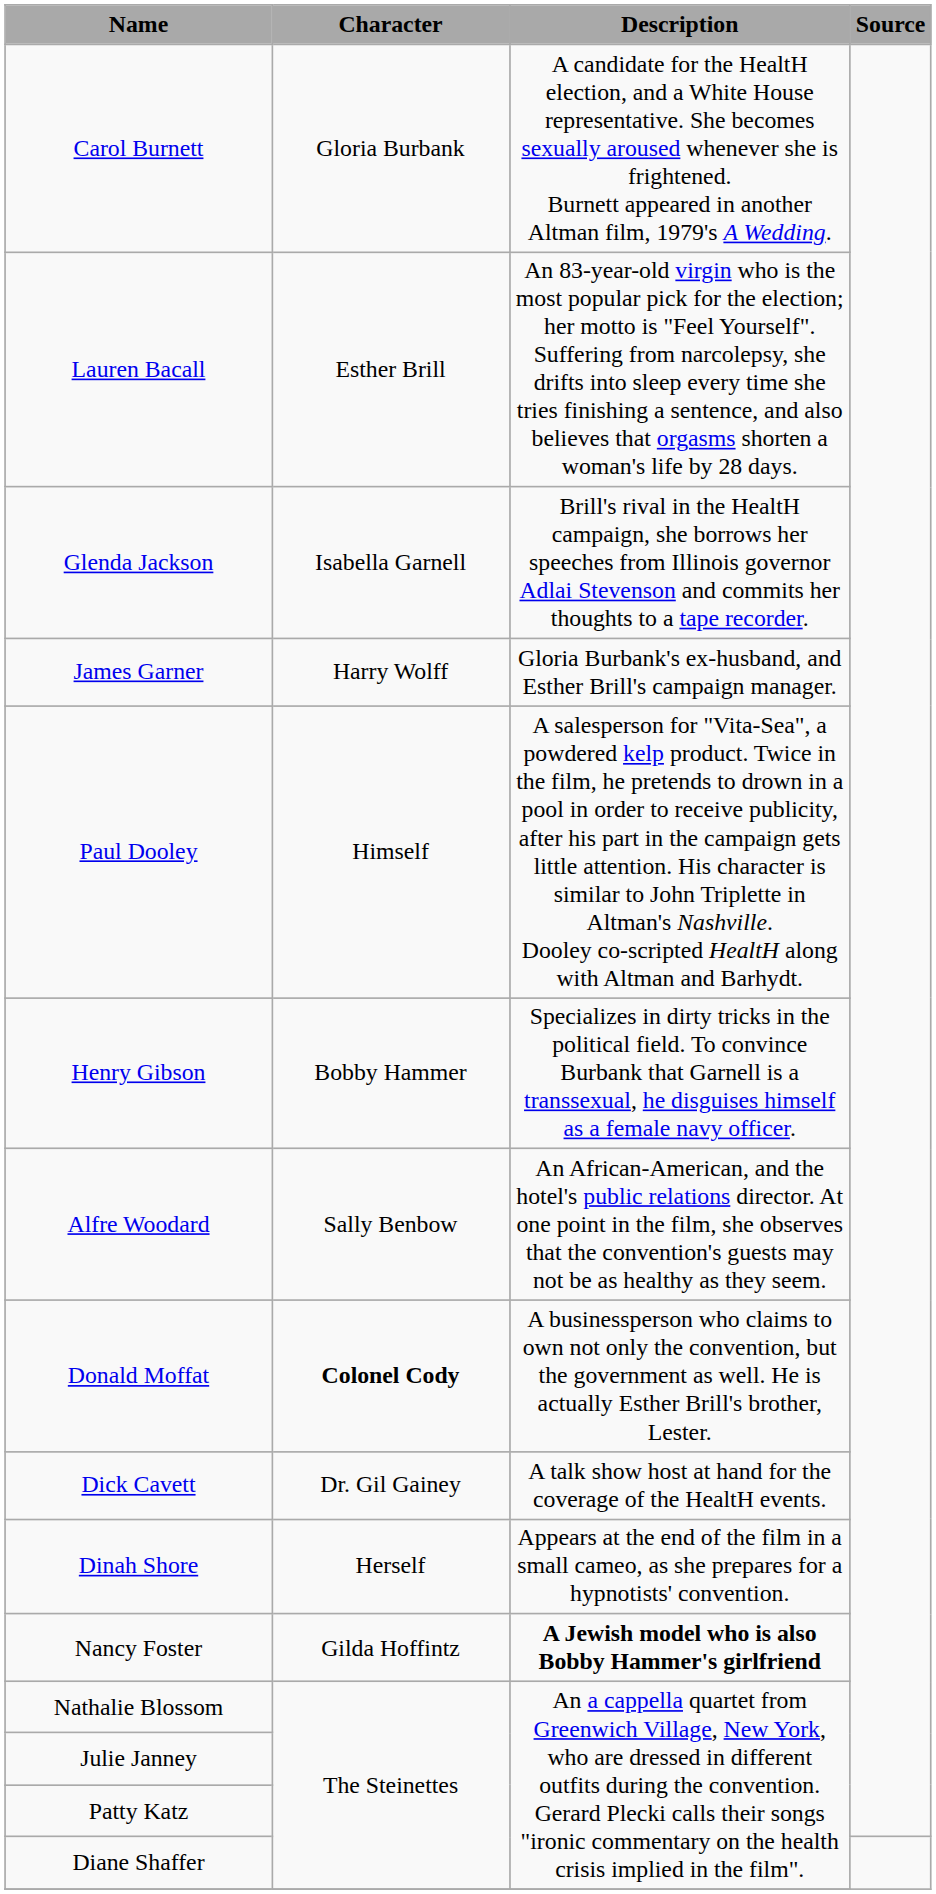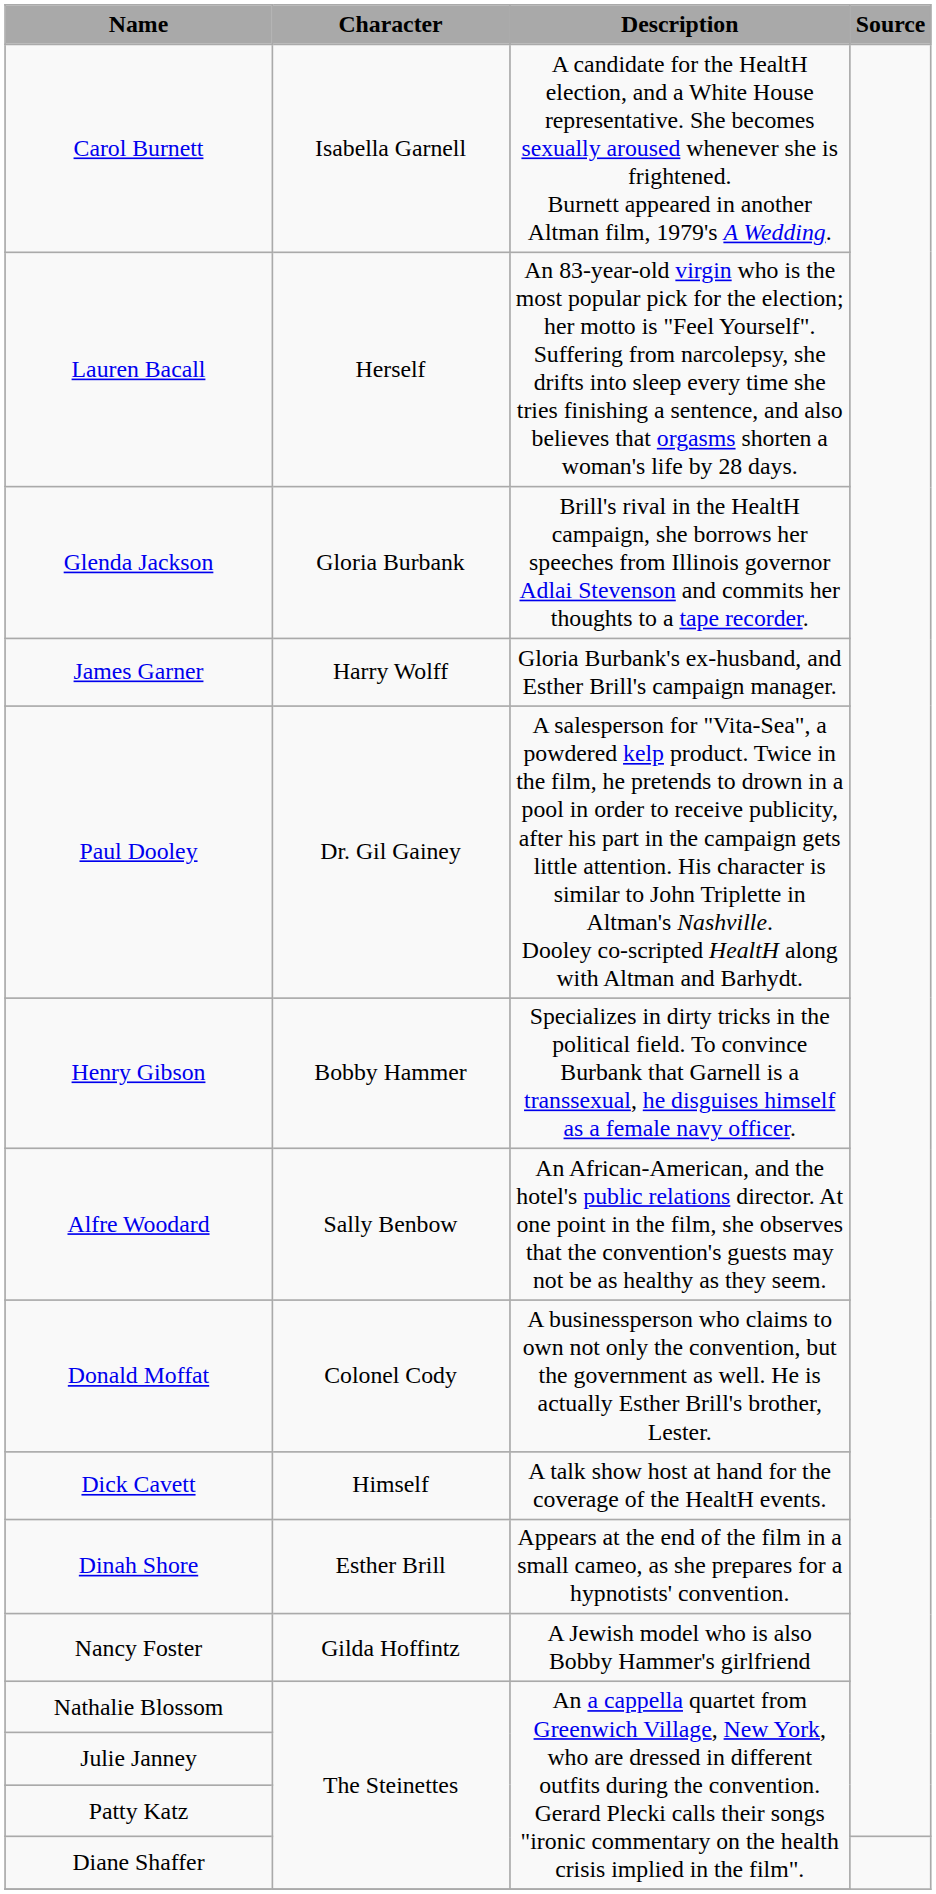(391, 147) Gloria Burbank -> (391, 147) Isabella Garnell
(391, 368) Esther Brill -> (391, 368) Herself
(391, 562) Isabella Garnell -> (391, 562) Gloria Burbank
(391, 851) Himself -> (391, 851) Dr. Gil Gainey
(391, 1375) bold -> (391, 1375) normal
(391, 1484) Dr. Gil Gainey -> (391, 1484) Himself
(391, 1566) Herself -> (391, 1566) Esther Brill
(680, 1647) bold -> (680, 1647) normal
